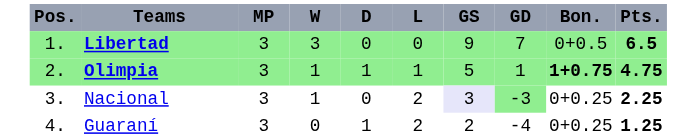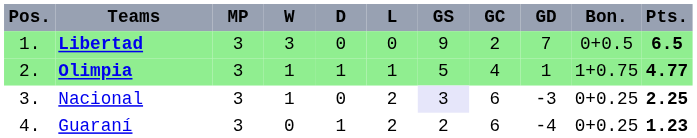+ column: (495, 17)
(581, 72) bold -> (607, 72) normal
(641, 72) 4.75 -> (667, 72) 4.77
(520, 99) lightgreen background -> (546, 99) no background
(641, 126) 1.25 -> (667, 126) 1.23
